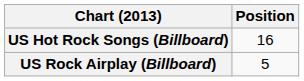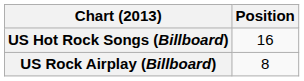(265, 64) 5 -> (265, 64) 8
